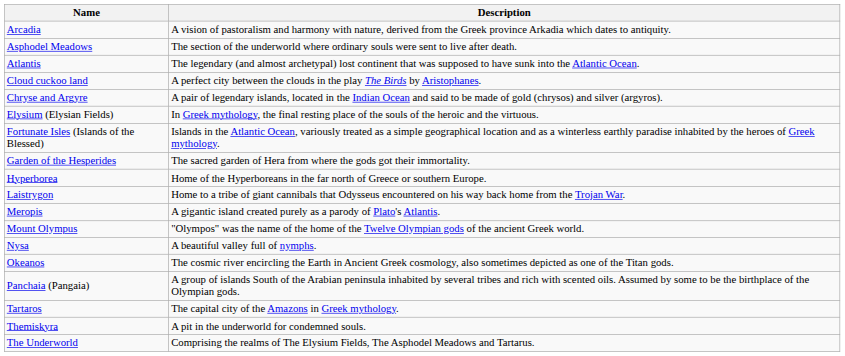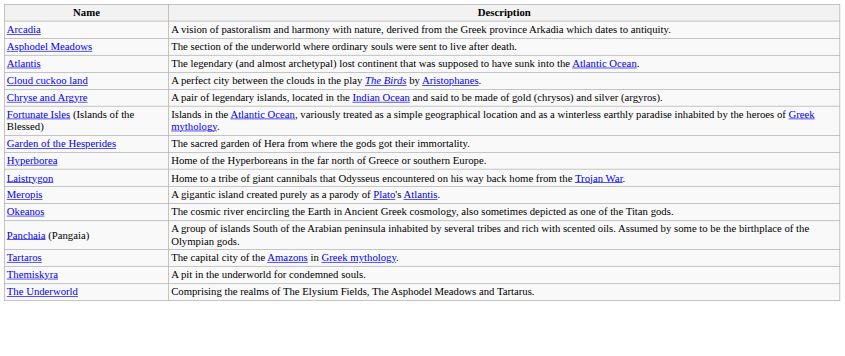- row: (60, 115)
- row: (42, 229)
- row: (18, 246)
